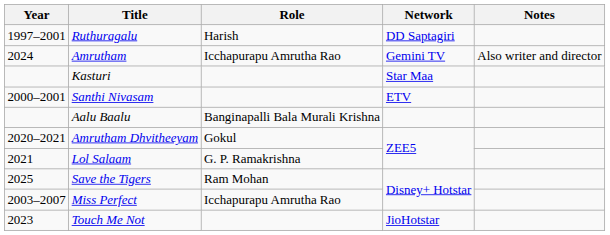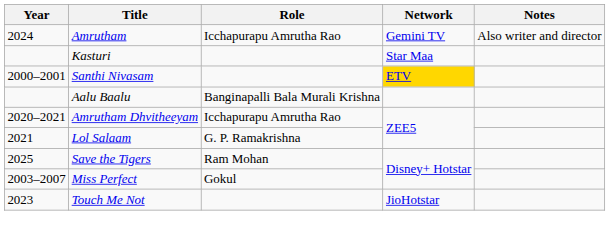- row: (104, 35)
(399, 96) no background -> (399, 76) gold background
(220, 138) Gokul -> (272, 117) Icchapurapu Amrutha Rao
(272, 199) Icchapurapu Amrutha Rao -> (220, 179) Gokul
